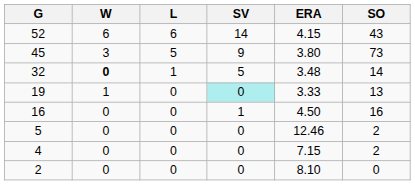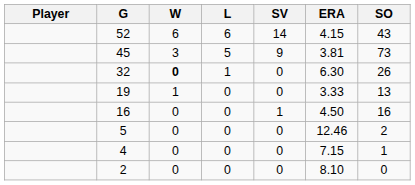+ column: (51, 14)
(309, 53) 3.80 -> (332, 53) 3.81
(241, 72) 5 -> (280, 72) 0
(309, 72) 3.48 -> (332, 72) 6.30
(376, 72) 14 -> (384, 72) 26
(241, 92) paleturquoise background -> (280, 92) no background
(376, 151) 2 -> (384, 151) 1
